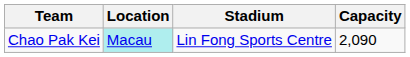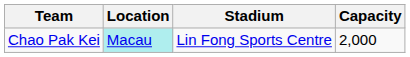(358, 40) 2,090 -> (358, 40) 2,000
